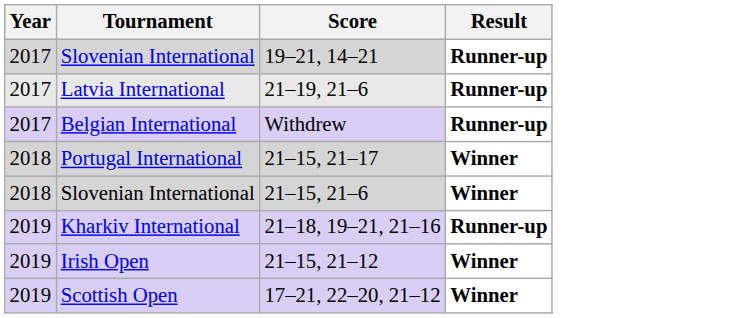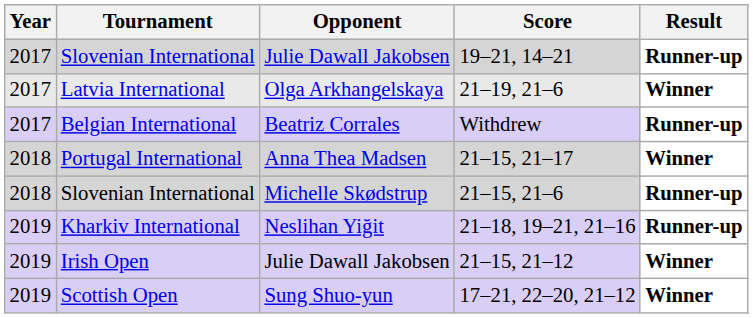+ column: (357, 21)
(499, 90) Runner-up -> (679, 90) Winner
(484, 192) Winner -> (694, 192) Runner-up
